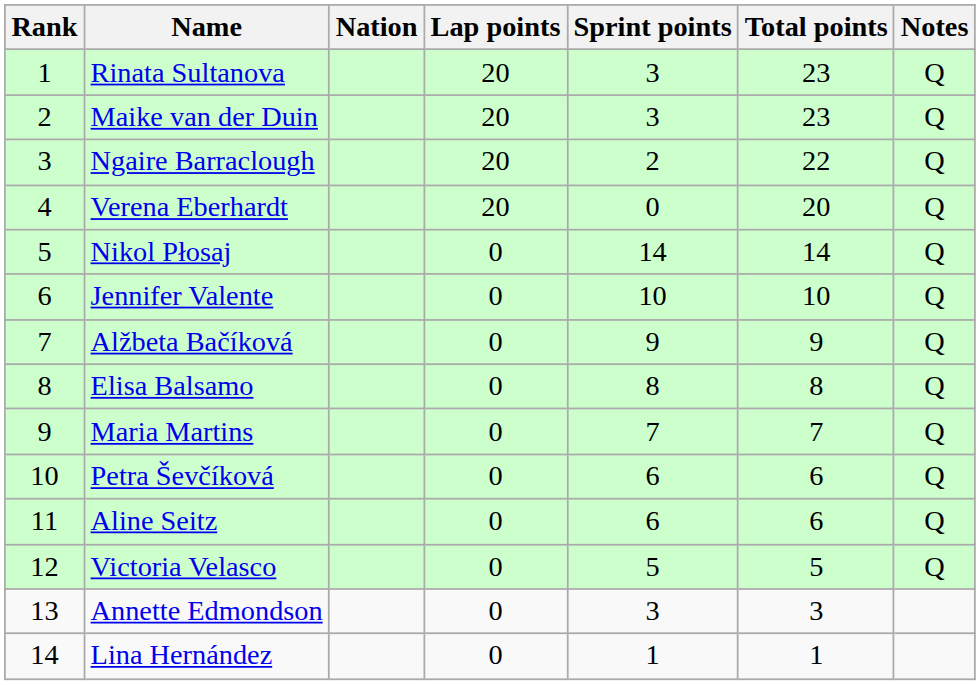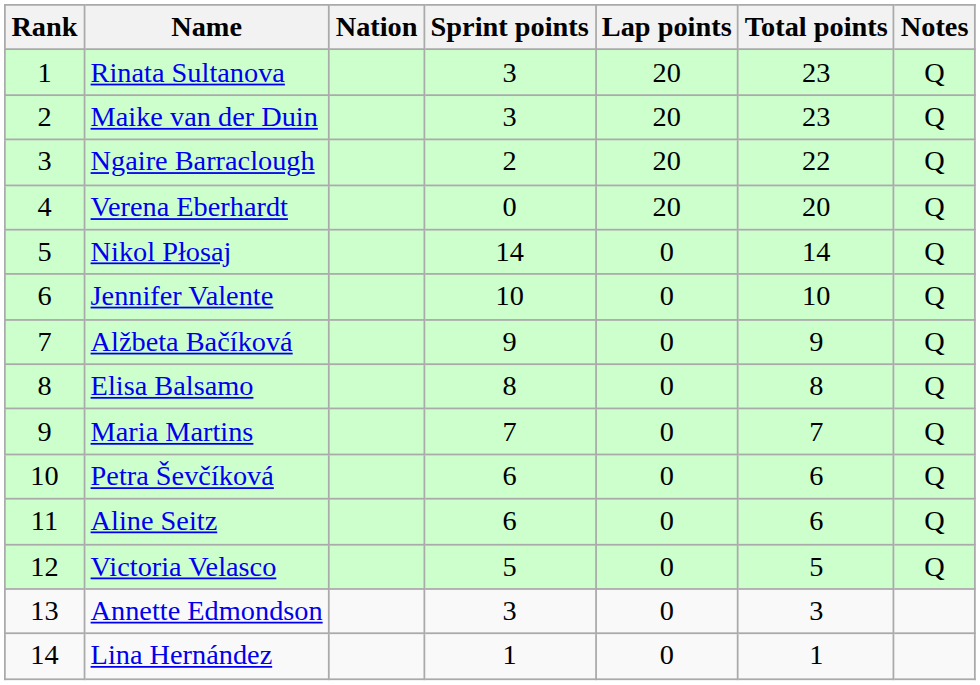columns swapped: (496, 26) <-> (653, 26)
